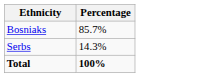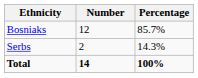+ column: (106, 13)
